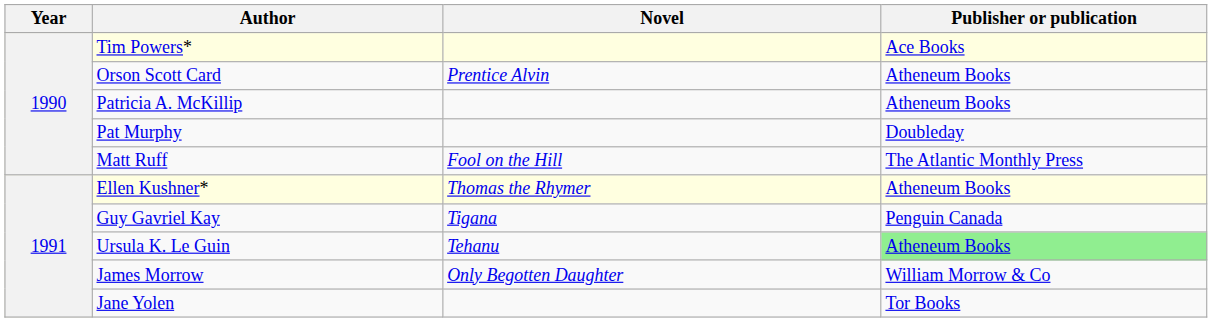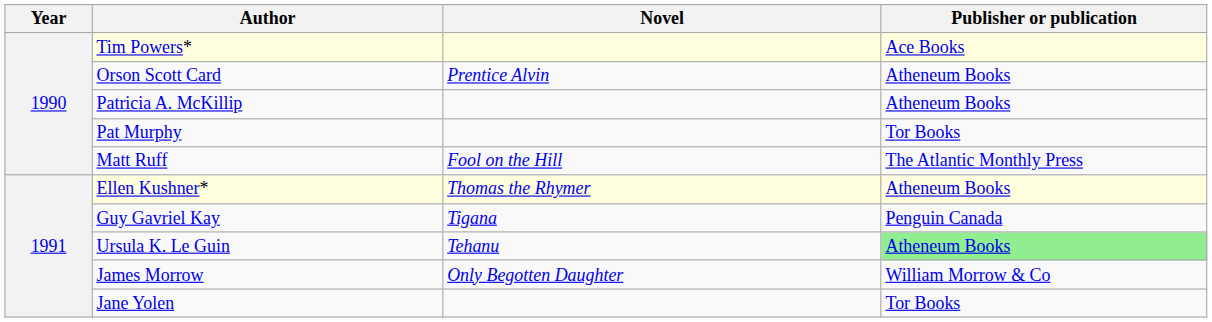(925, 132) Doubleday -> (923, 132) Tor Books
